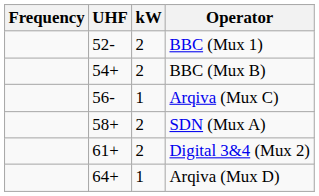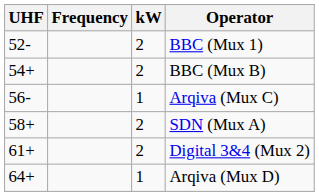columns swapped: (47, 17) <-> (110, 17)
